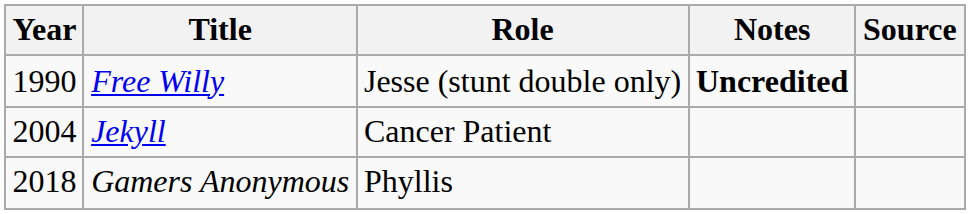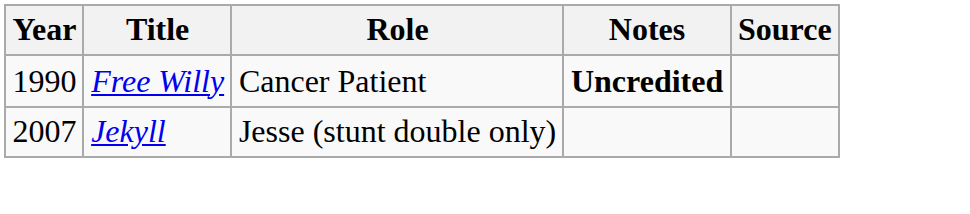(523, 80) Jesse (stunt double only) -> (333, 80) Cancer Patient
(44, 131) 2004 -> (44, 131) 2007
(458, 131) Cancer Patient -> (398, 131) Jesse (stunt double only)
- row: (220, 182)
